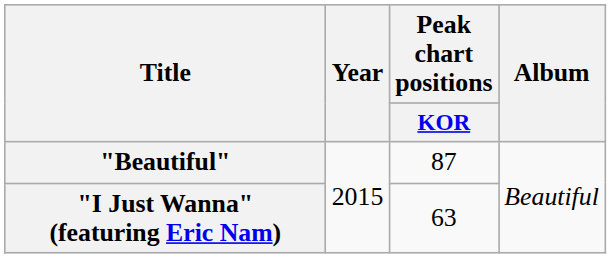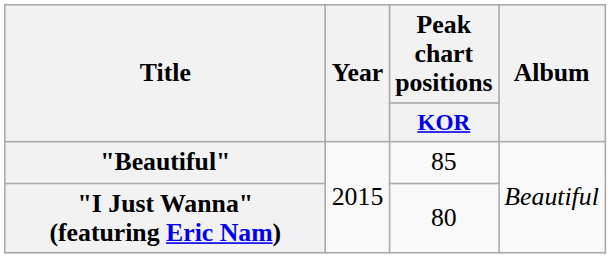(444, 161) 87 -> (444, 161) 85
(444, 217) 63 -> (444, 217) 80
